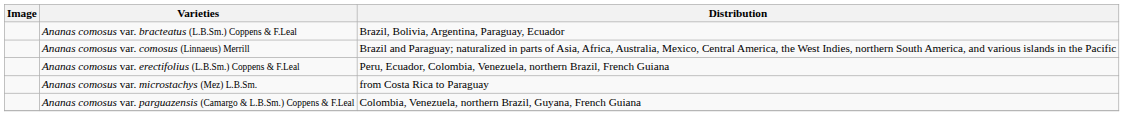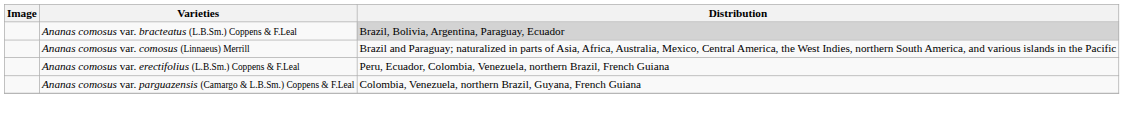(462, 31) no background -> (462, 31) lightgrey background
- row: (149, 84)
